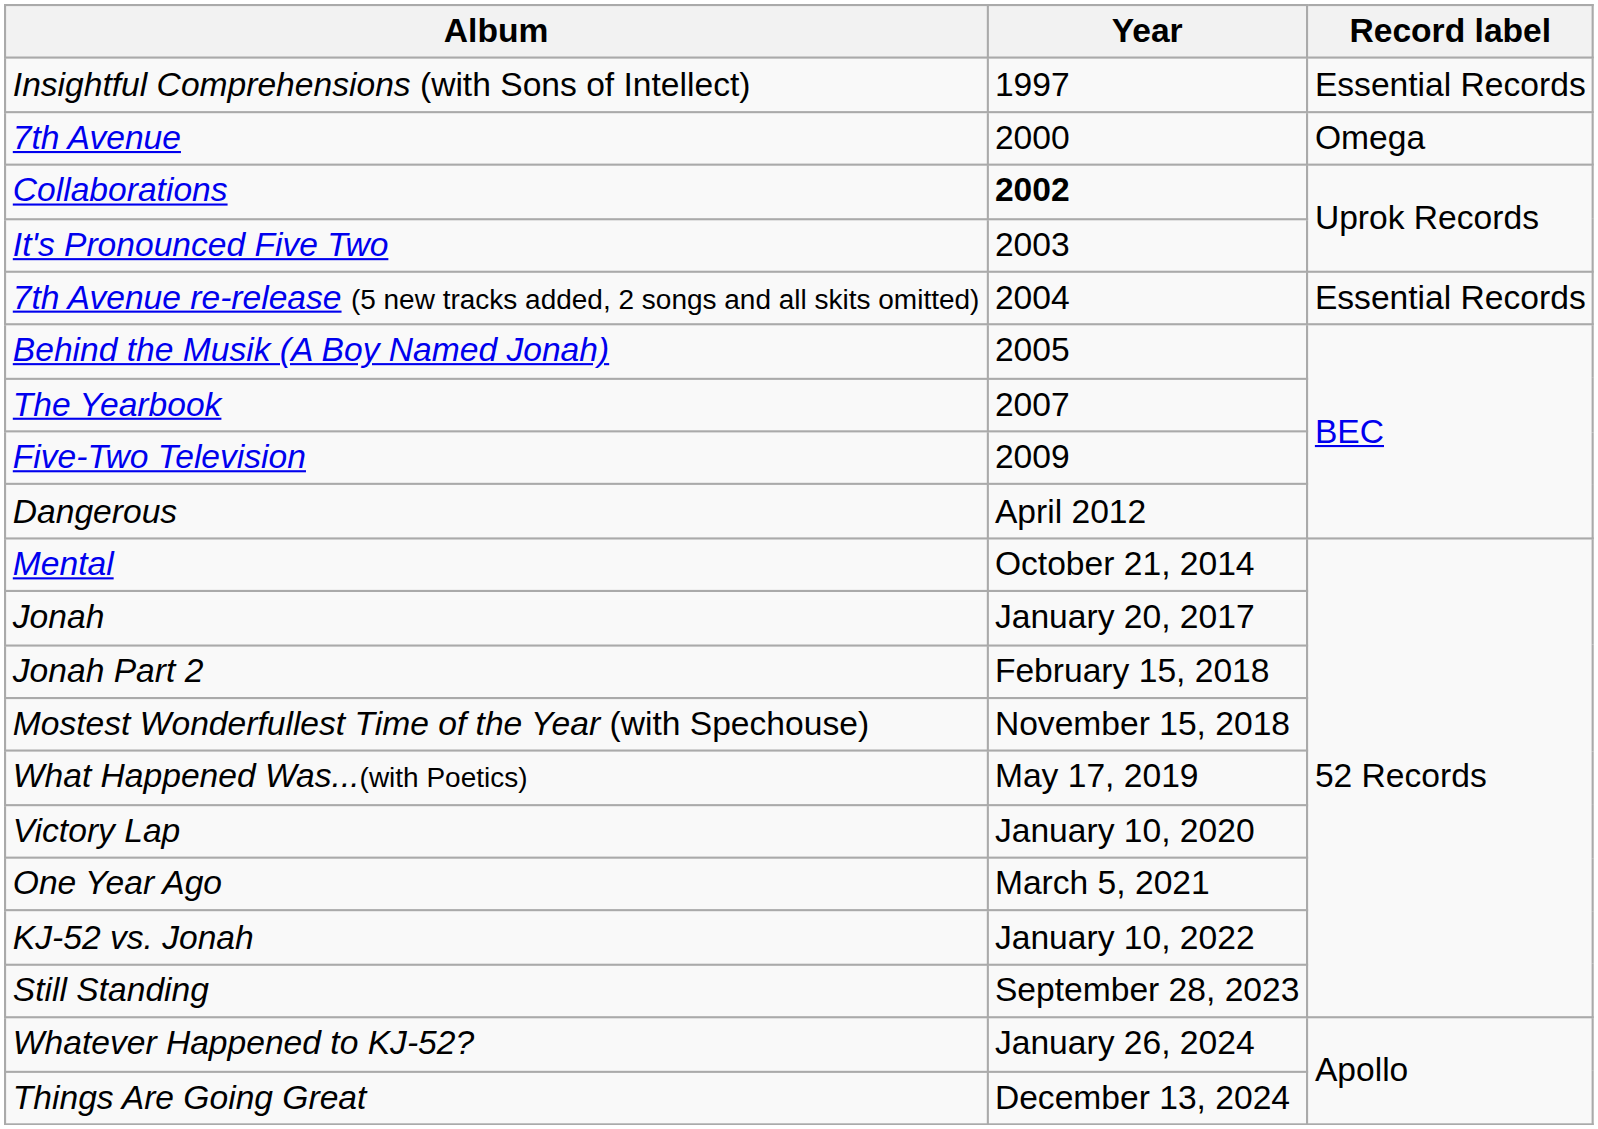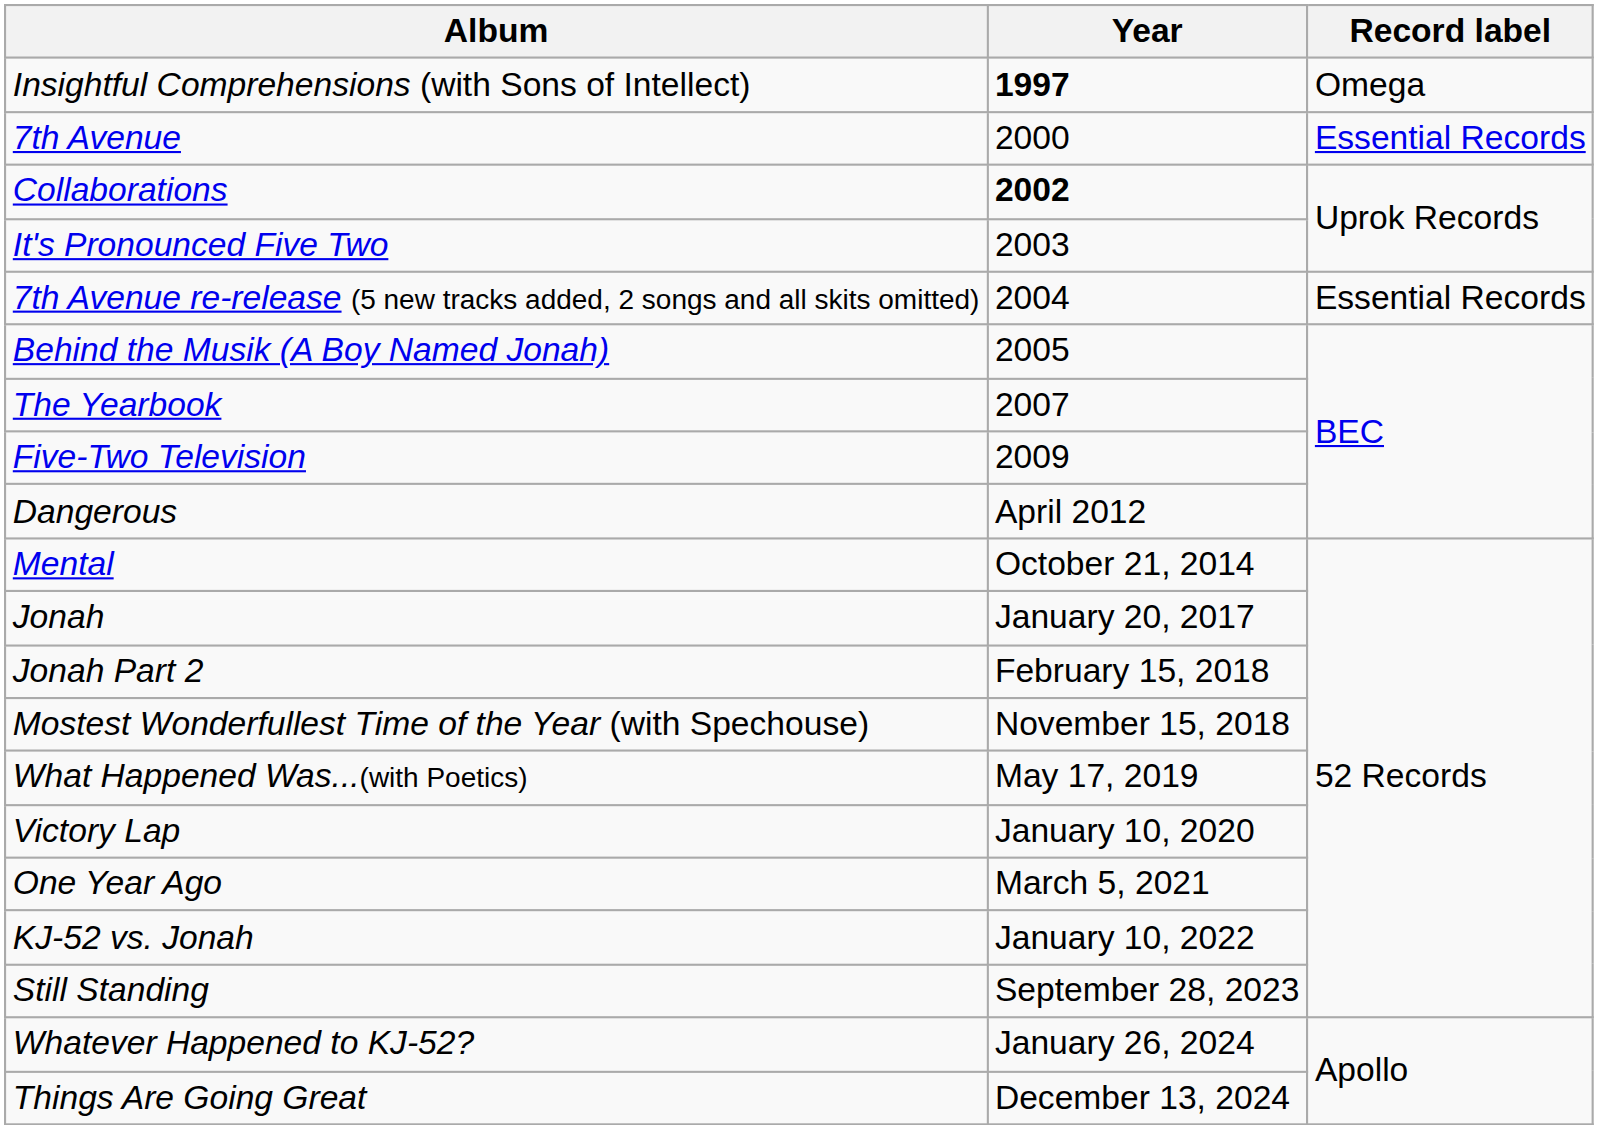(1032, 84) normal -> (1032, 84) bold
(1450, 84) Essential Records -> (1370, 84) Omega
(1370, 137) Omega -> (1450, 137) Essential Records
